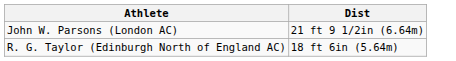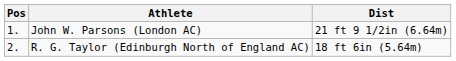+ column: (16, 13)
